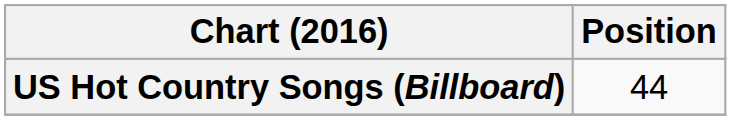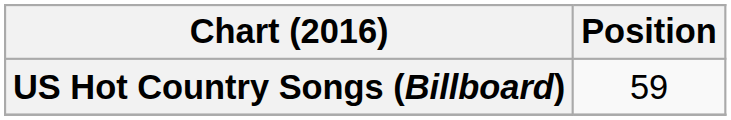(649, 86) 44 -> (649, 86) 59
